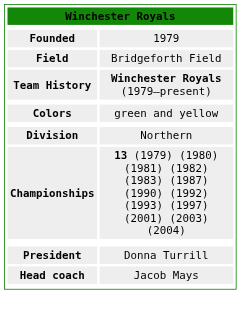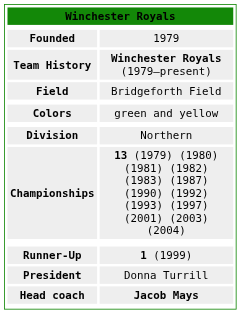rows swapped: (52, 59) <-> (52, 85)
+ row: (52, 255)
(166, 275) normal -> (166, 295) bold
